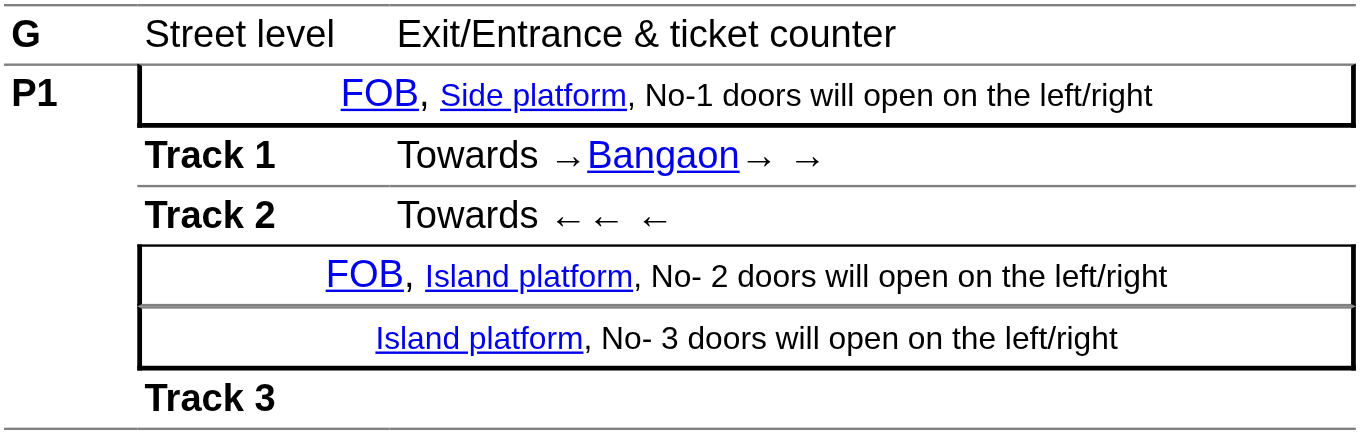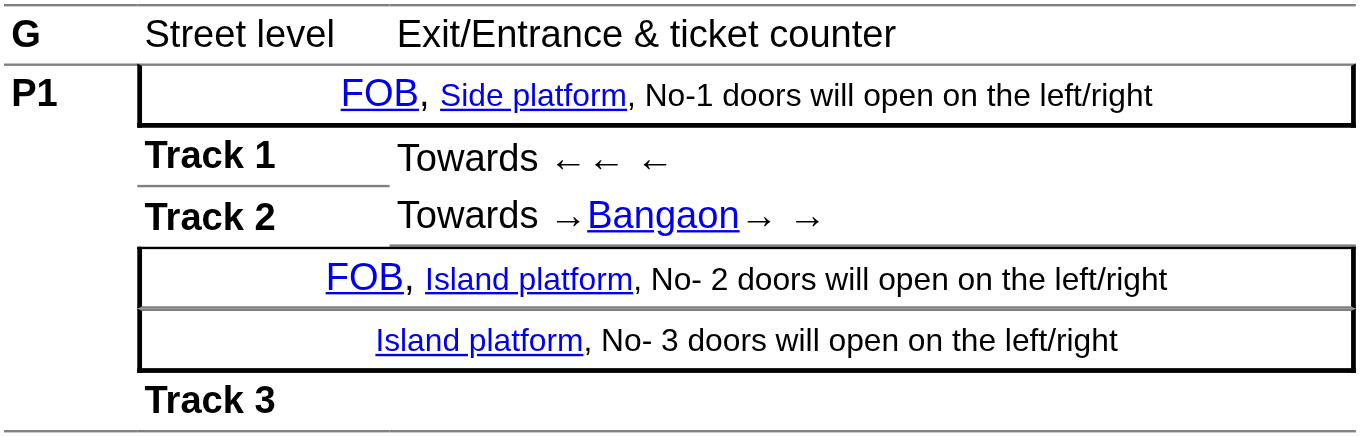(612, 155) Towards →Bangaon→ → -> (535, 156) Towards ←← ←
(535, 215) Towards ←← ← -> (612, 215) Towards →Bangaon→ →
